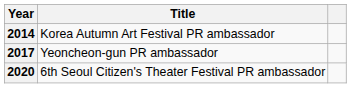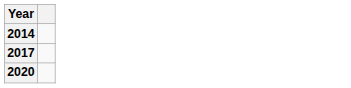- column: (183, 14)
